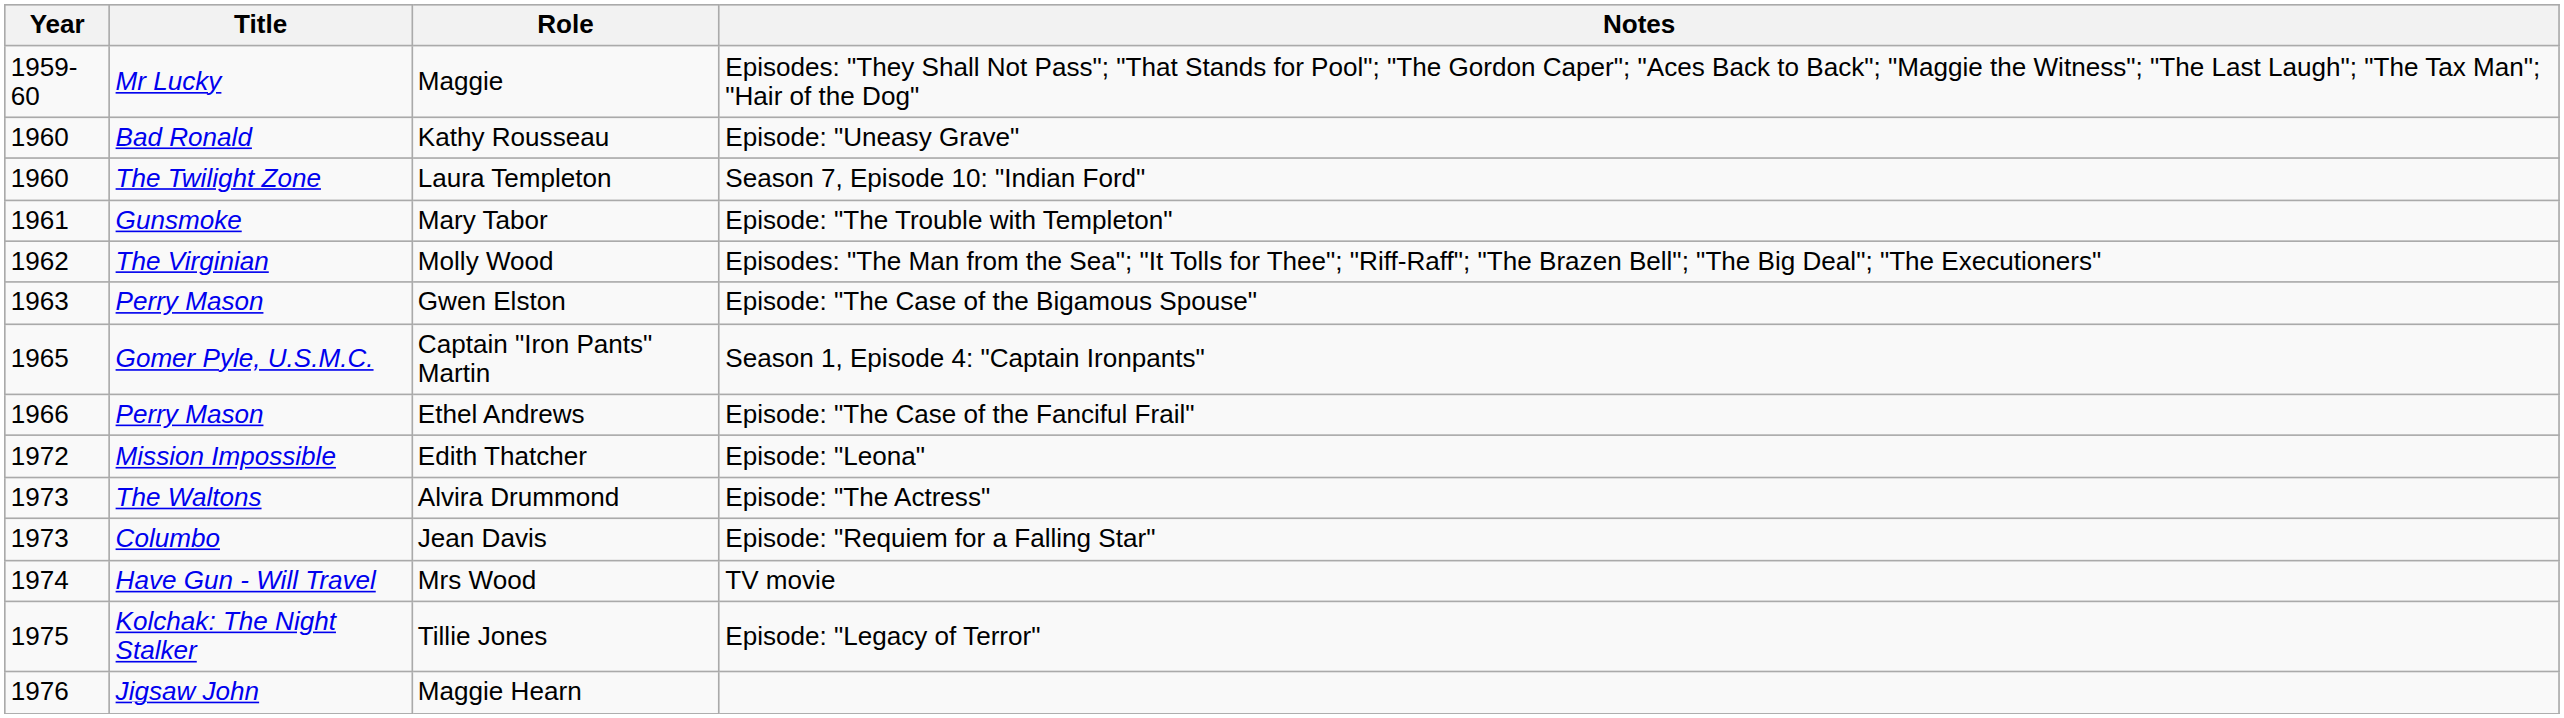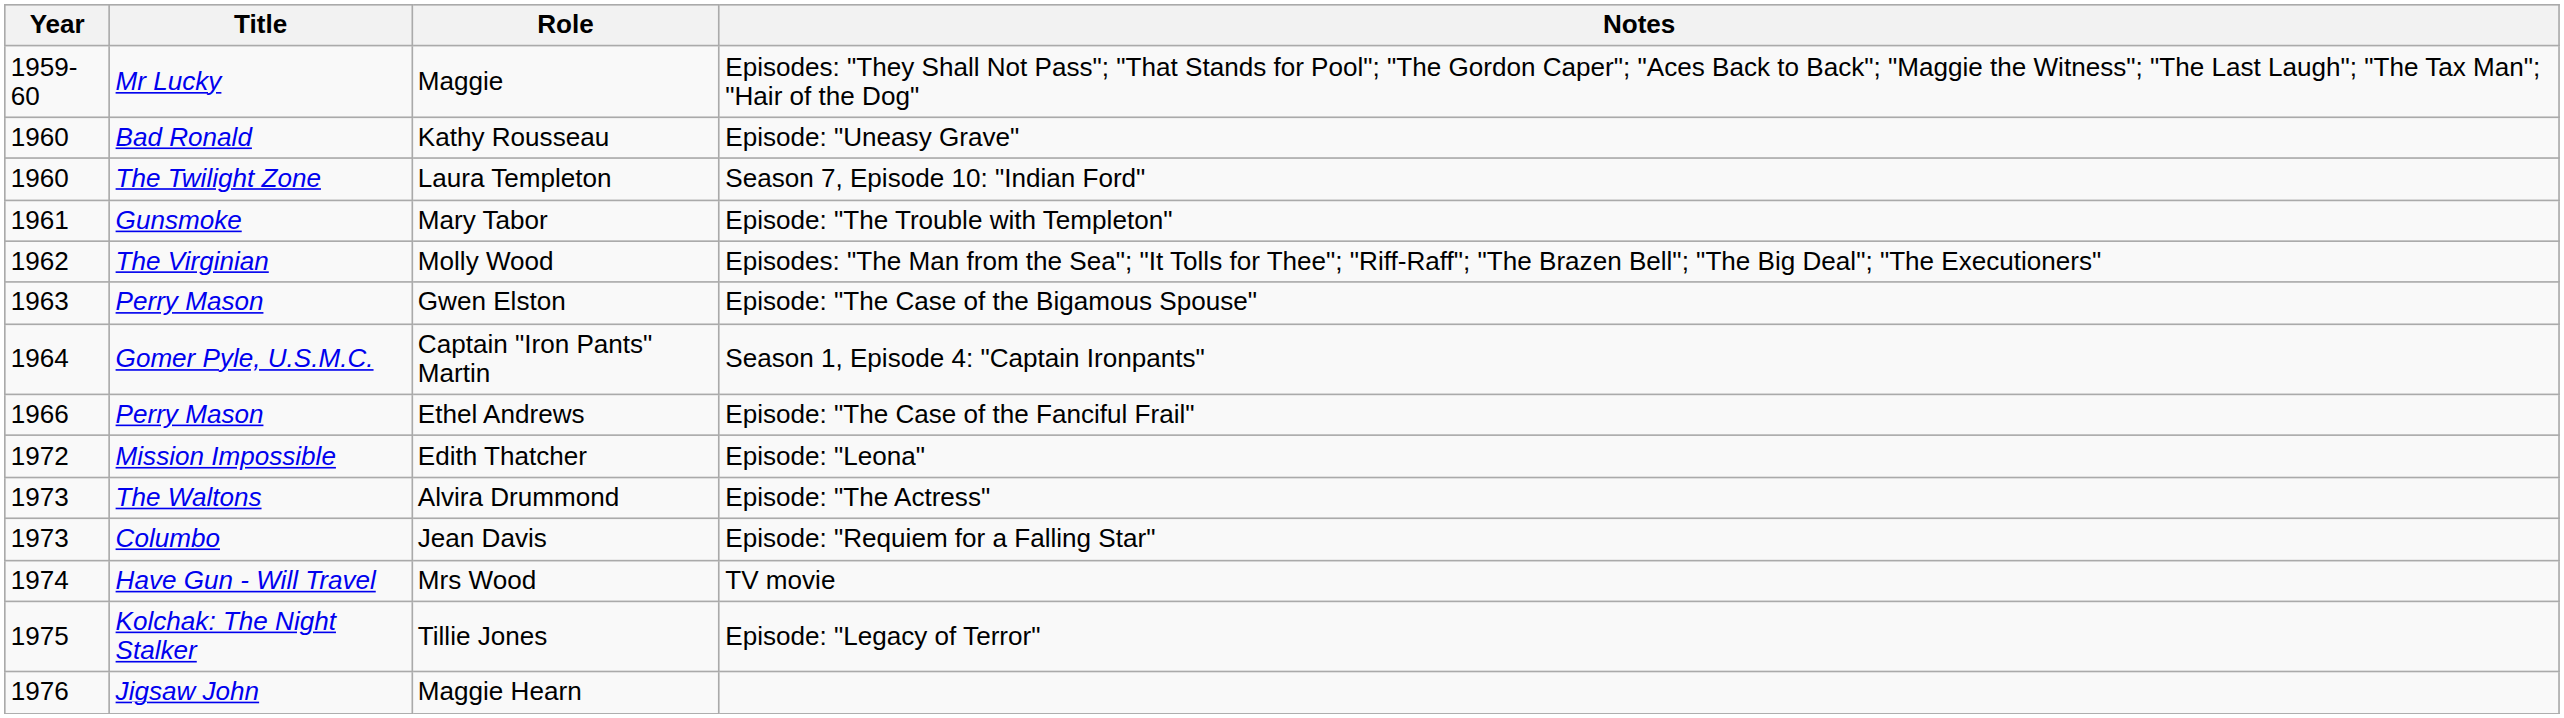(40, 358) 1965 -> (40, 358) 1964
